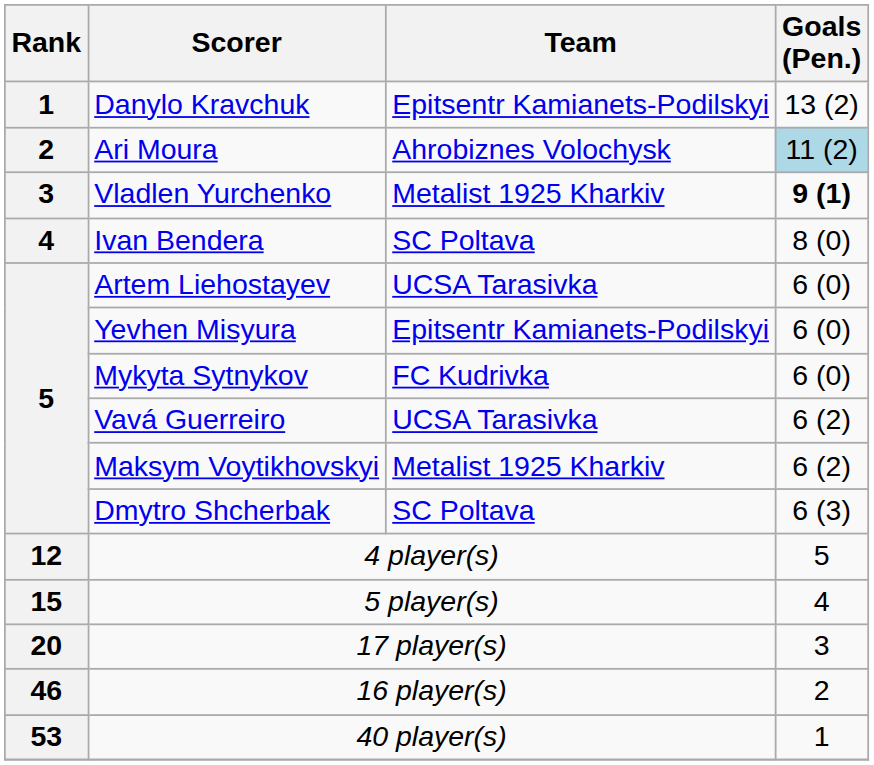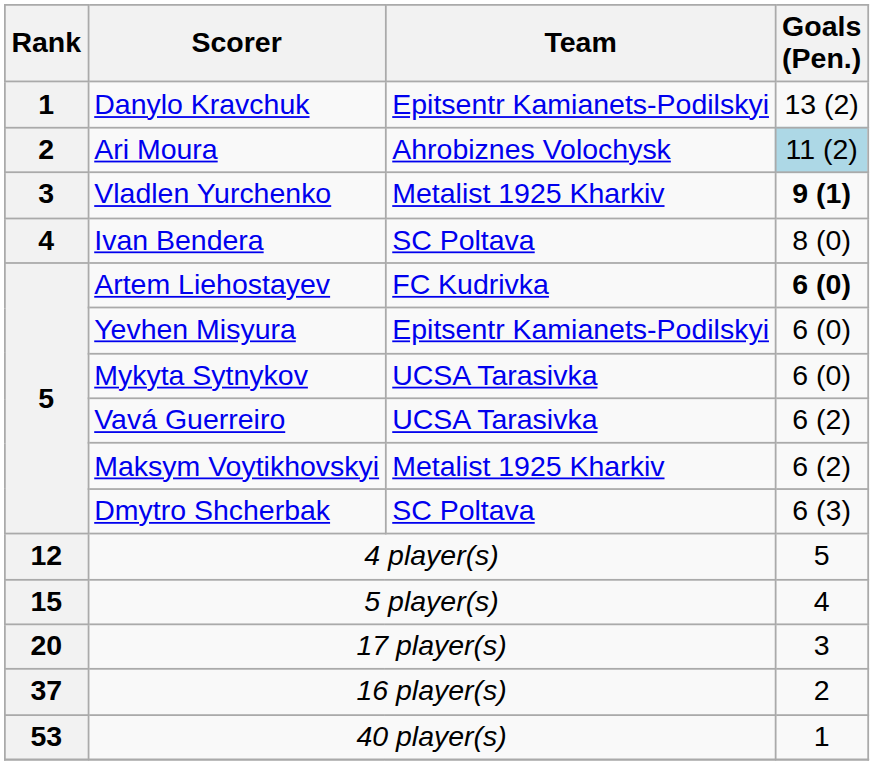(495, 284) UCSA Tarasivka -> (471, 284) FC Kudrivka
(822, 284) normal -> (822, 284) bold
(471, 375) FC Kudrivka -> (495, 375) UCSA Tarasivka
(46, 691) 46 -> (46, 691) 37
